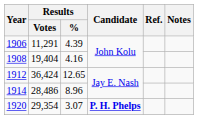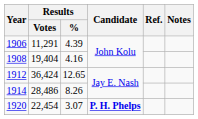(74, 91) 8.96 -> (74, 91) 8.26
(45, 106) 29,354 -> (45, 106) 22,454
